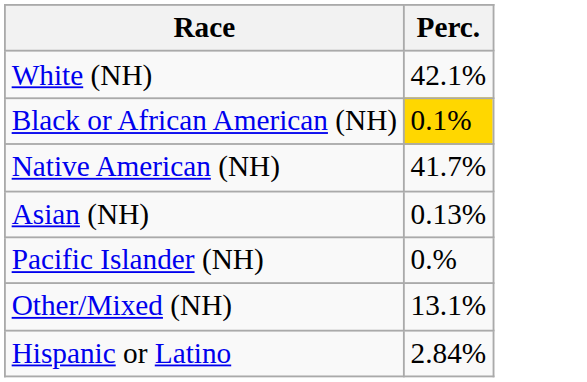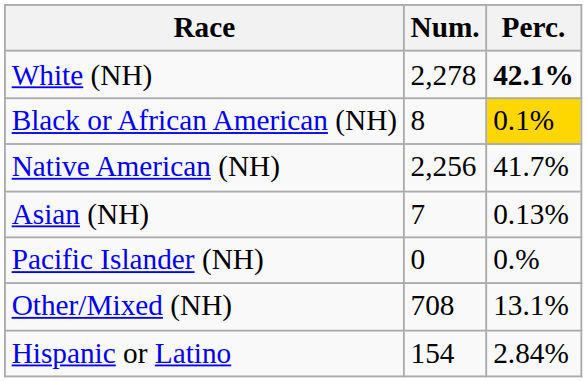+ column: (445, 27)
(448, 74) normal -> (533, 74) bold
